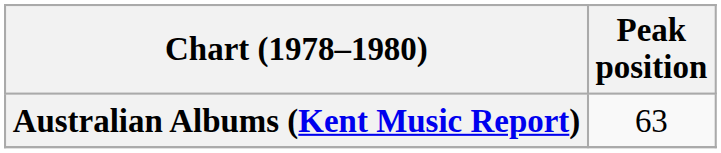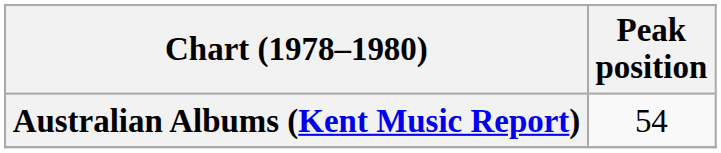(651, 119) 63 -> (651, 119) 54
